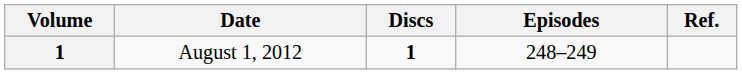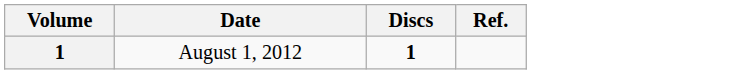- column: (561, 20)
